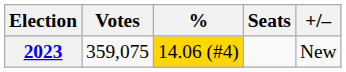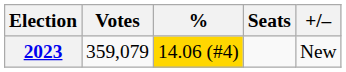(118, 51) 359,075 -> (118, 51) 359,079
